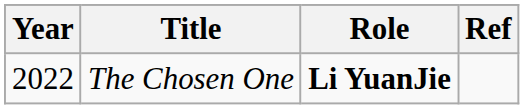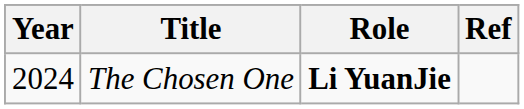(43, 77) 2022 -> (43, 77) 2024
